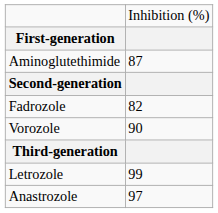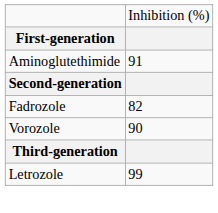(135, 61) 87 -> (135, 61) 91
- row: (43, 196)
